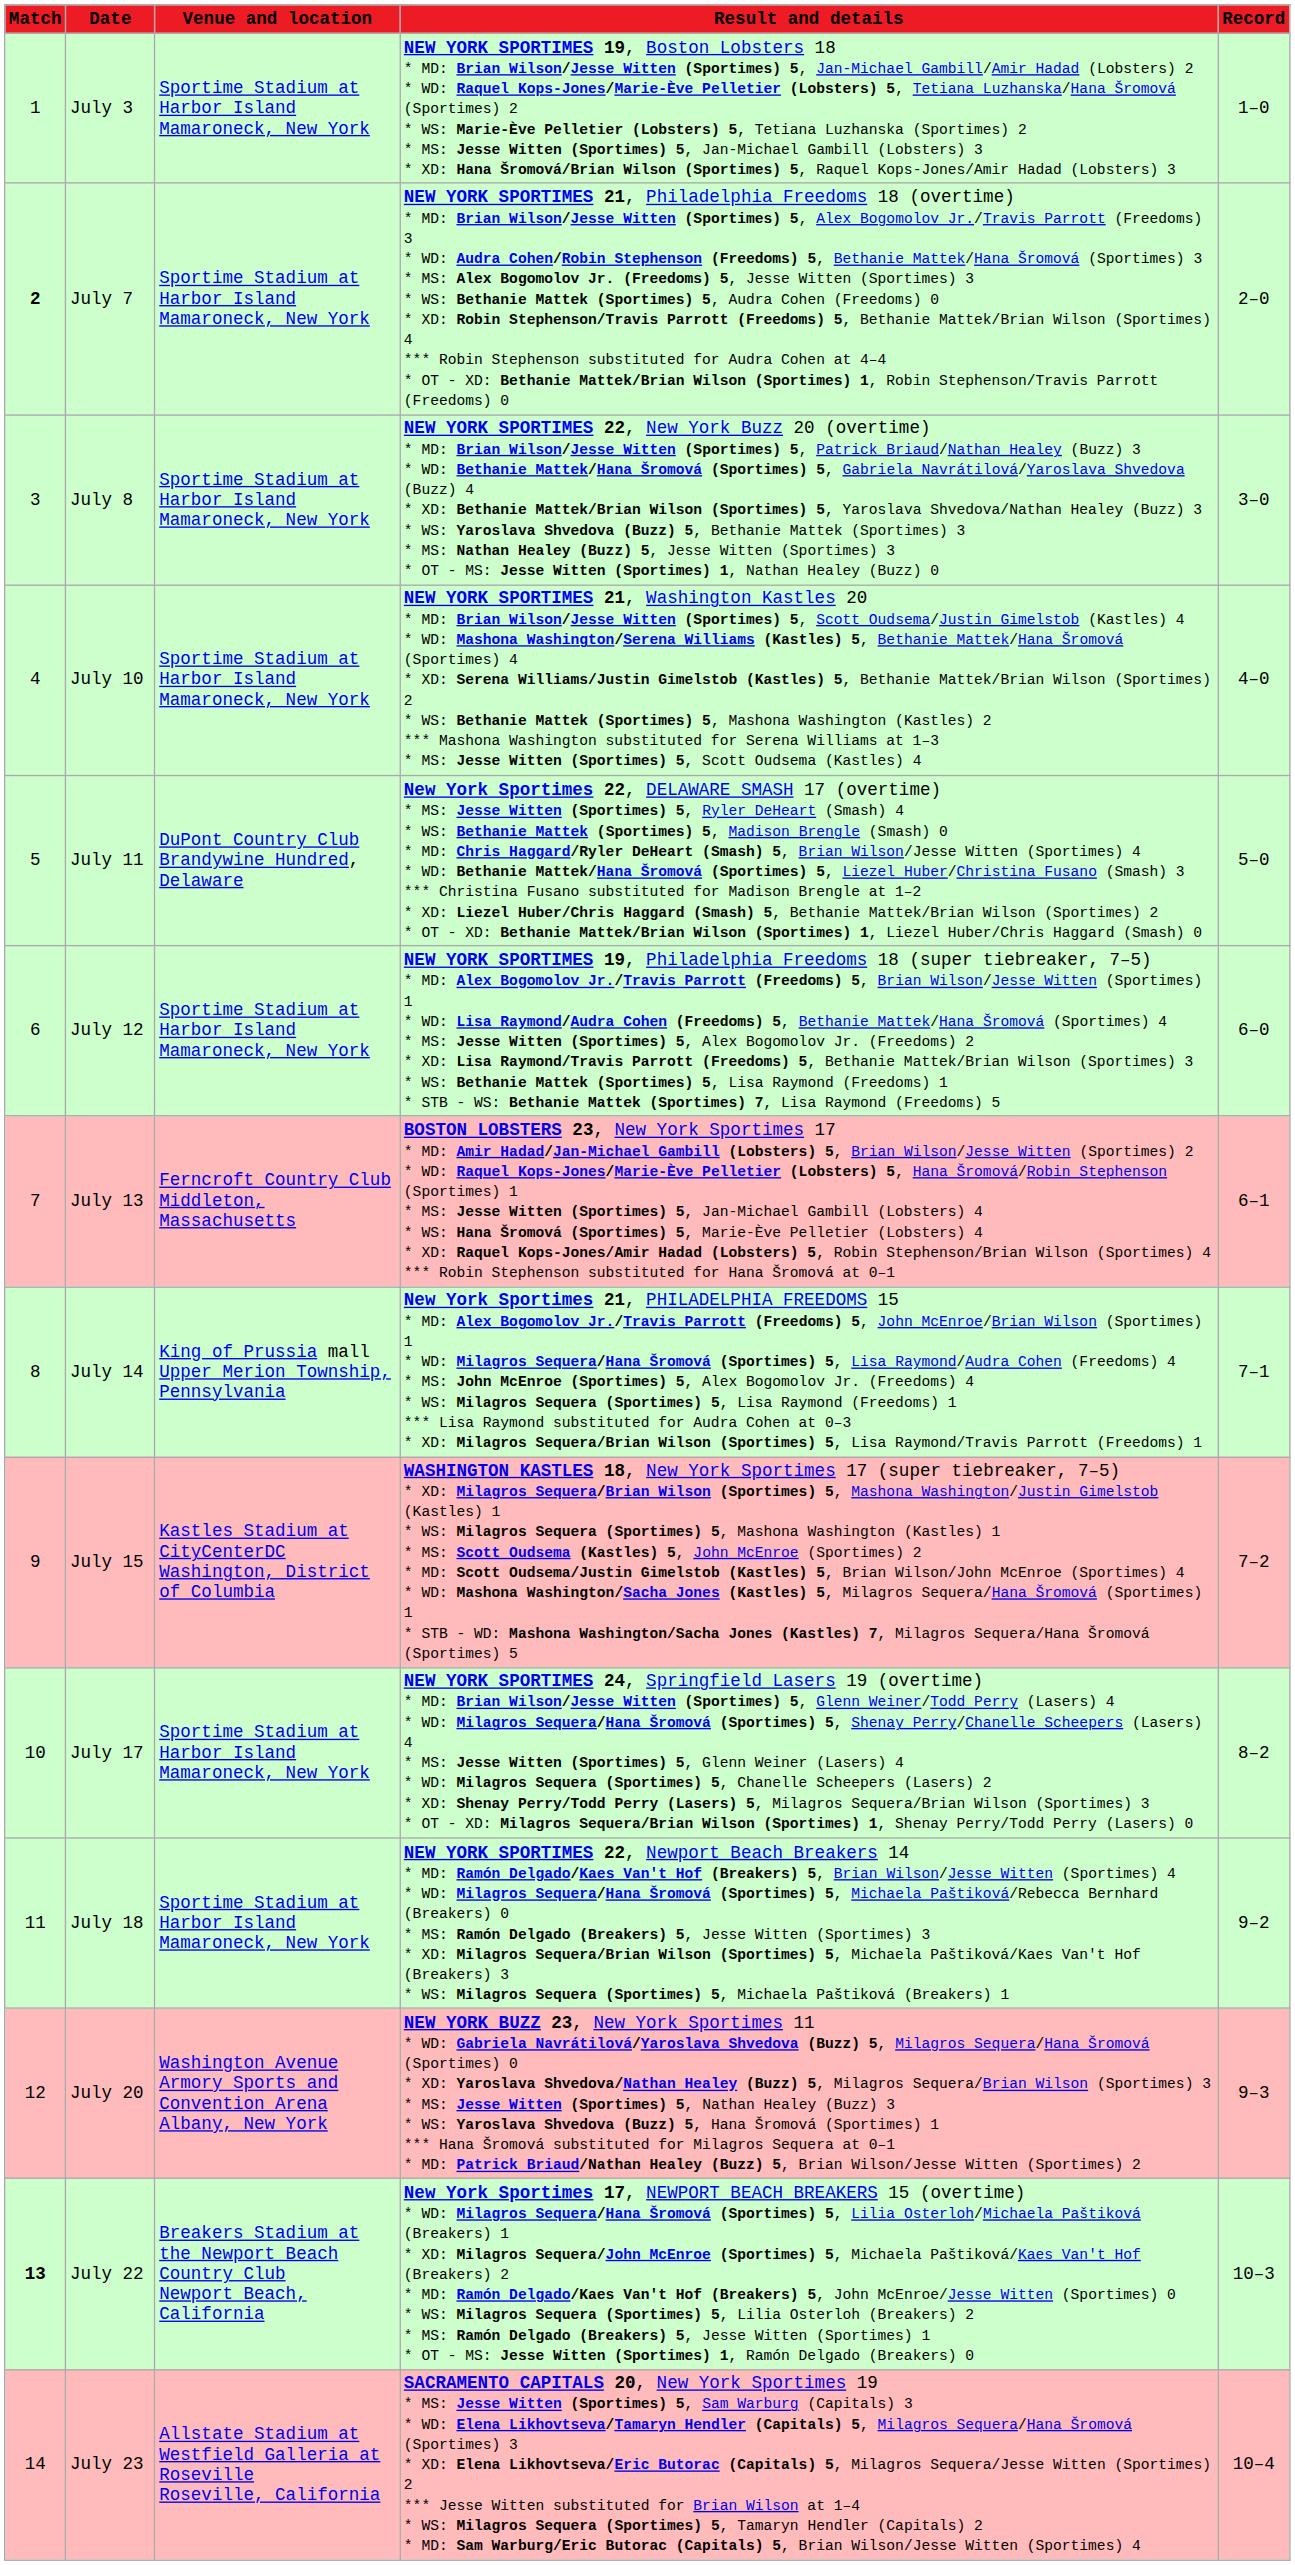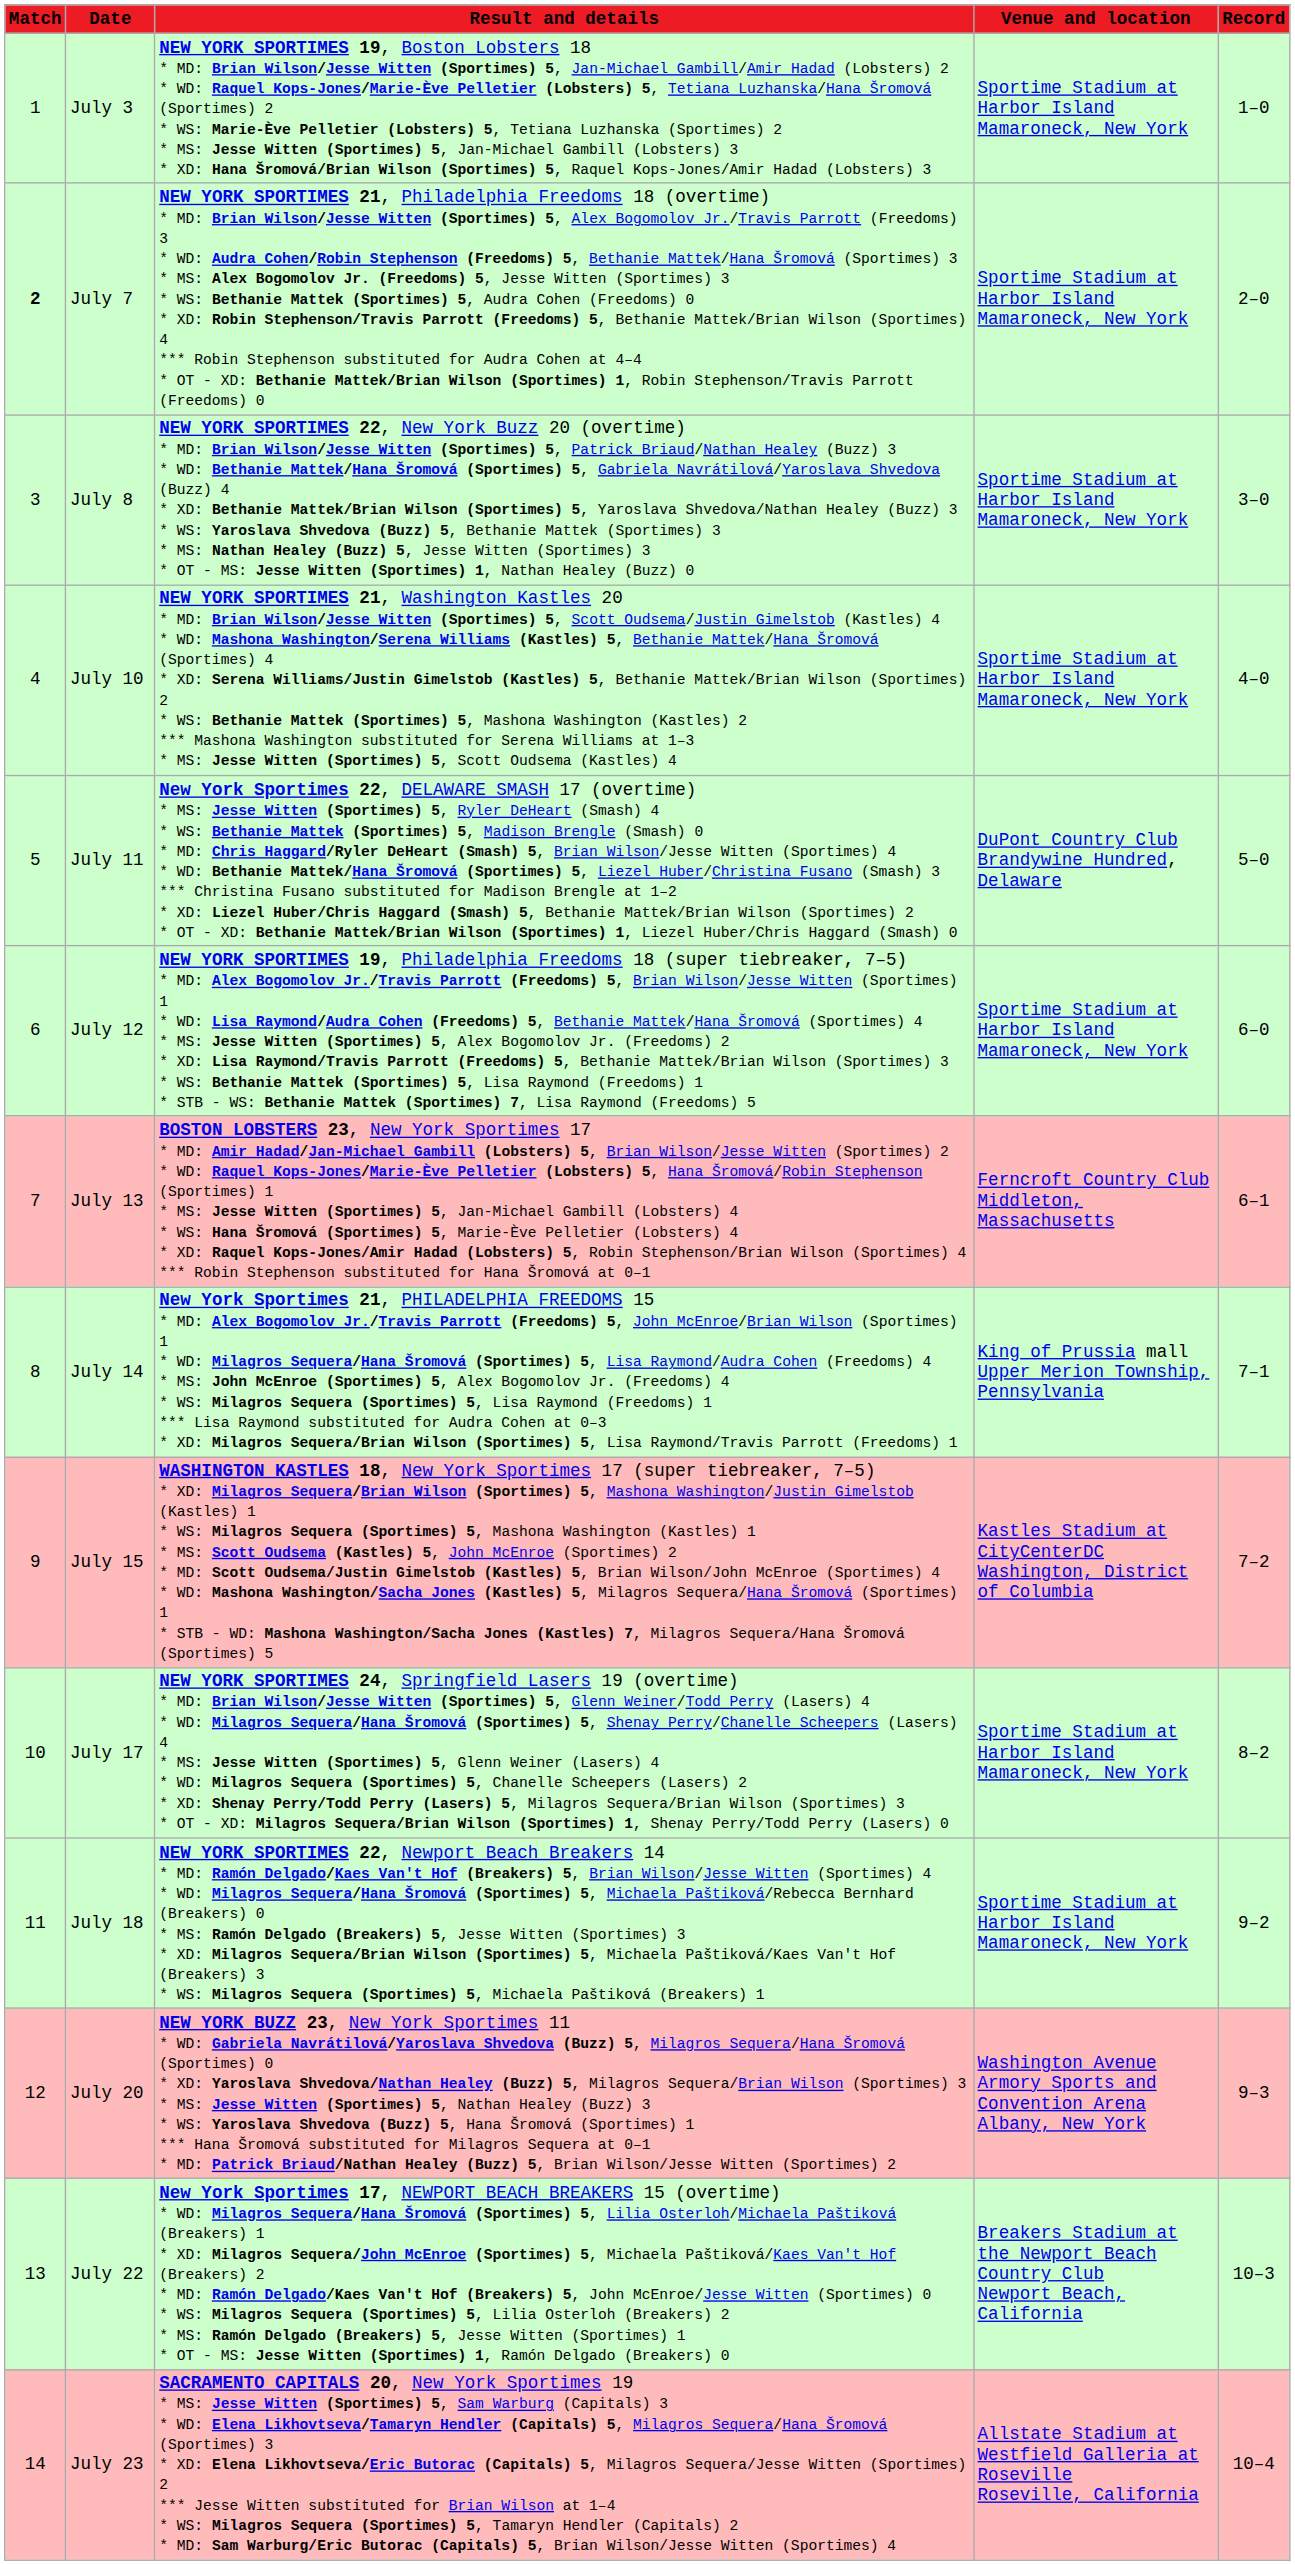columns swapped: (277, 19) <-> (809, 19)
(35, 2274) bold -> (35, 2274) normal
